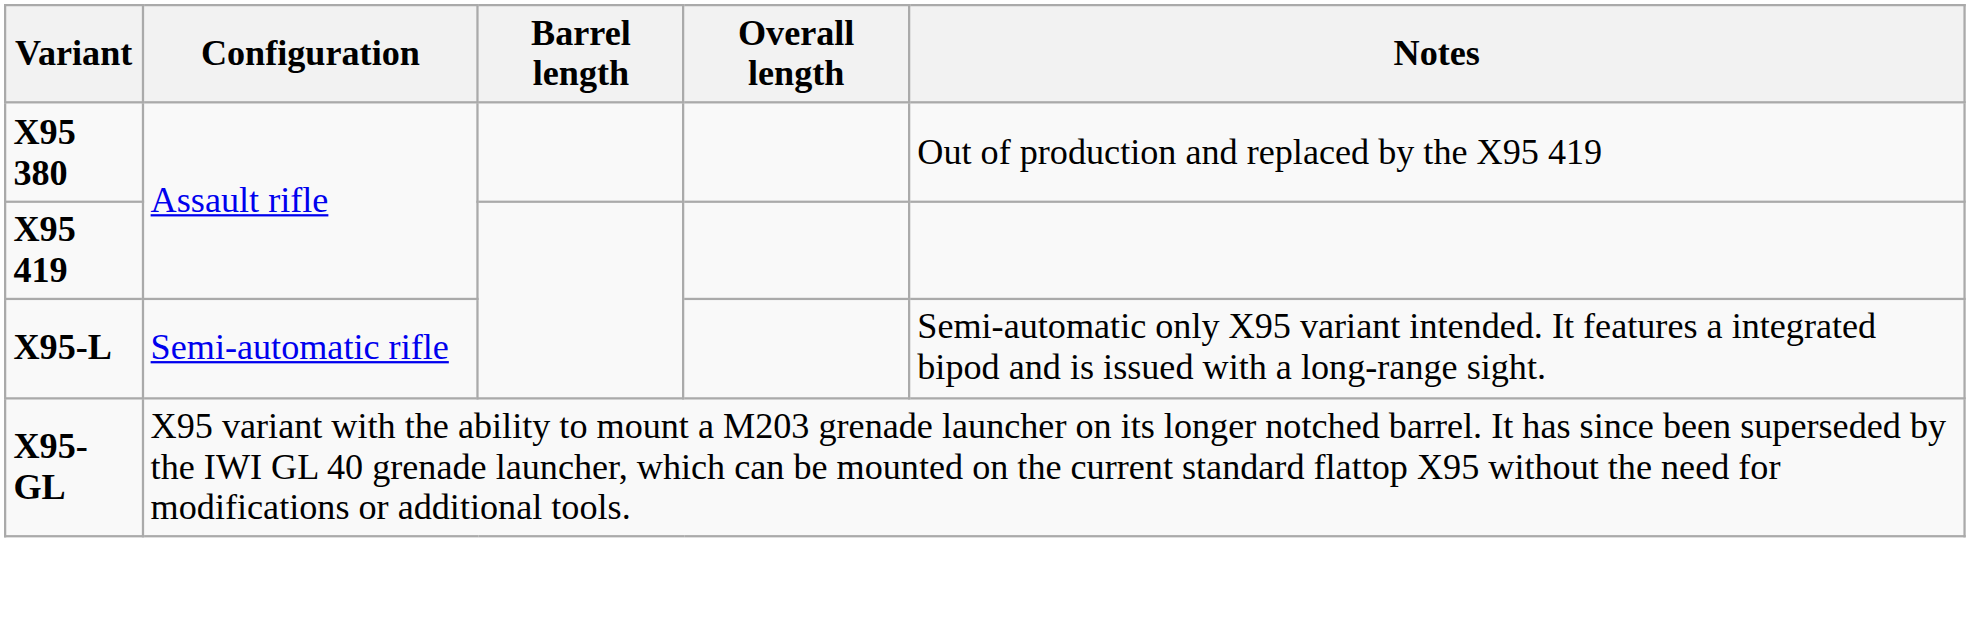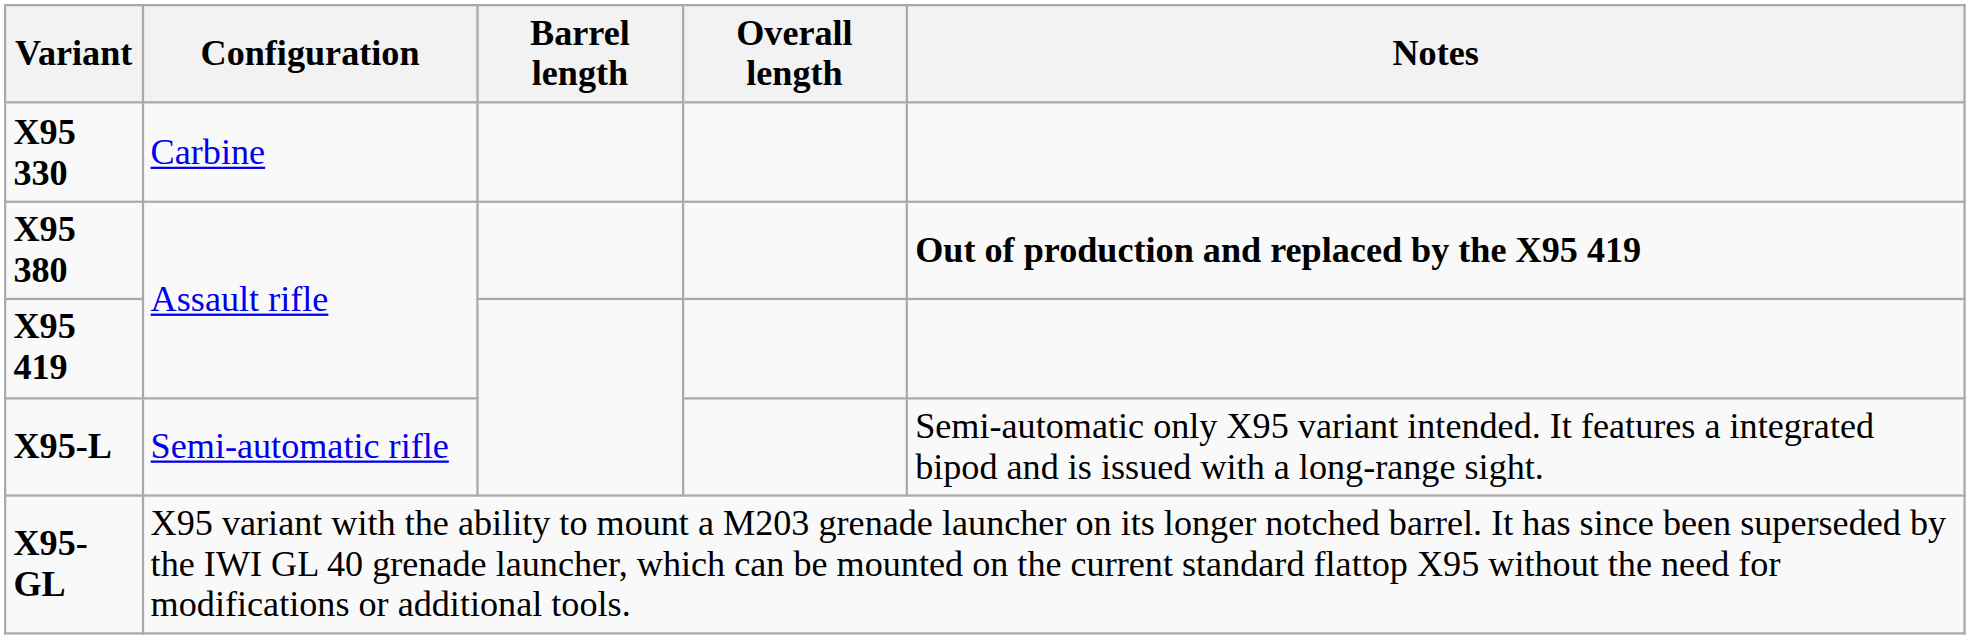+ row: (45, 151)
(1260, 151) normal -> (1278, 249) bold
